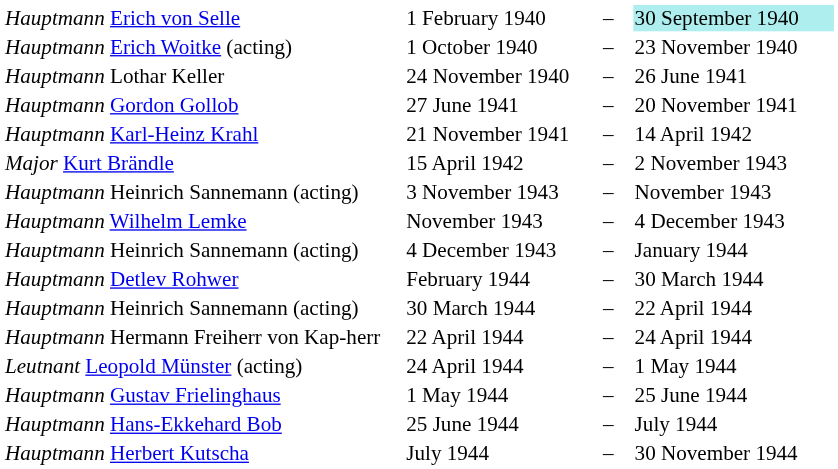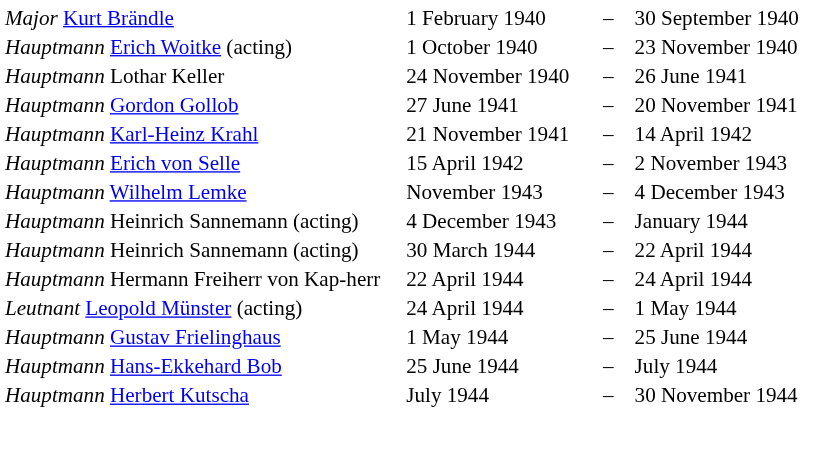(123, 17) Hauptmann Erich von Selle -> (89, 17) Major Kurt Brändle
(717, 17) paleturquoise background -> (717, 17) no background
(89, 163) Major Kurt Brändle -> (123, 163) Hauptmann Erich von Selle
- row: (482, 192)
- row: (468, 279)
